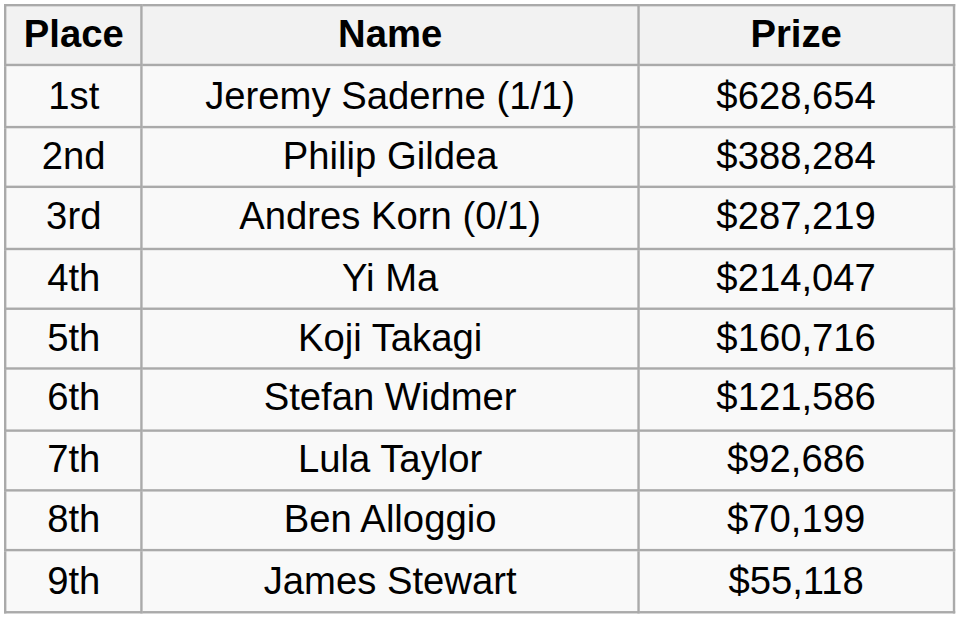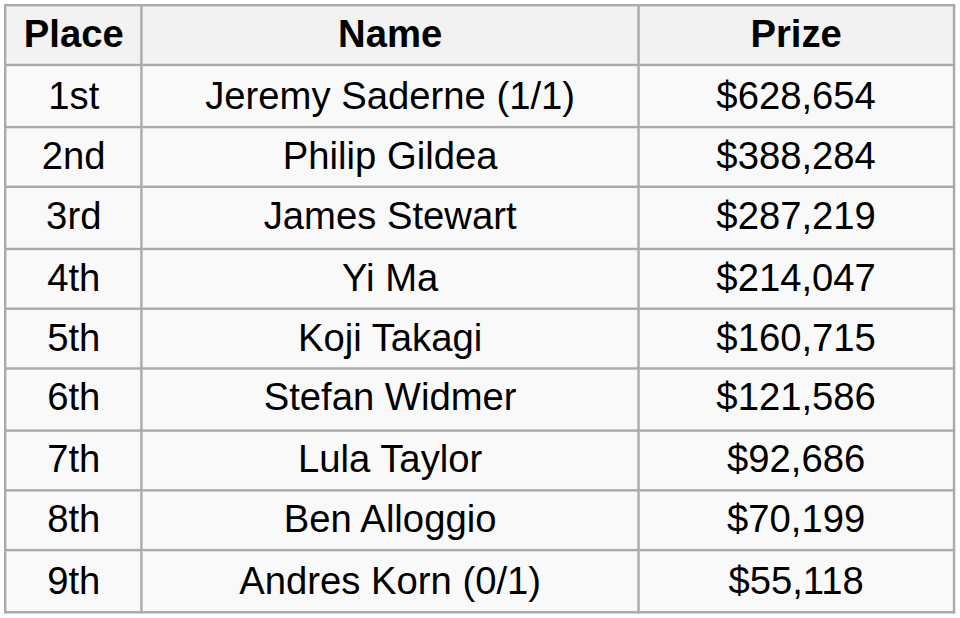(390, 216) Andres Korn (0/1) -> (390, 216) James Stewart
(796, 338) $160,716 -> (796, 338) $160,715
(390, 580) James Stewart -> (390, 580) Andres Korn (0/1)
